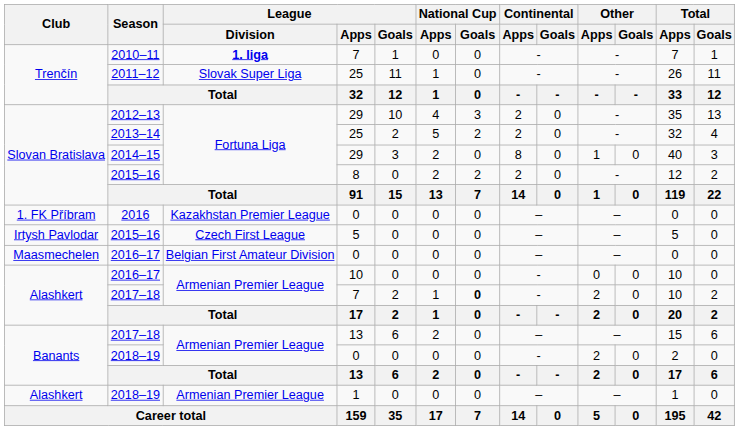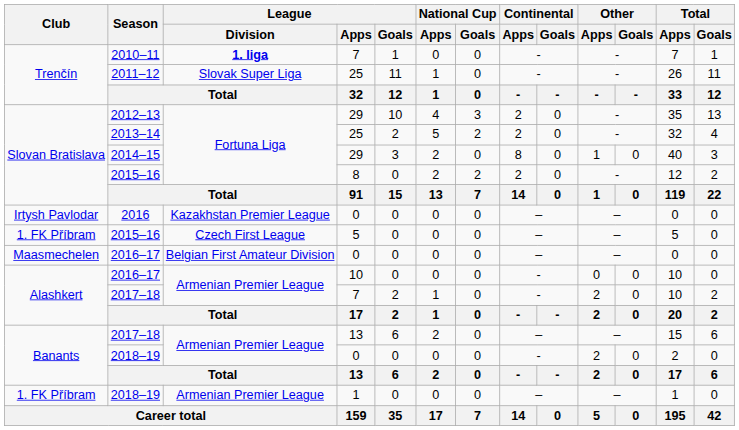(56, 214) 1. FK Příbram -> (56, 214) Irtysh Pavlodar
(56, 235) Irtysh Pavlodar -> (56, 235) 1. FK Příbram
(478, 295) bold -> (478, 295) normal
(56, 395) Alashkert -> (56, 395) 1. FK Příbram
